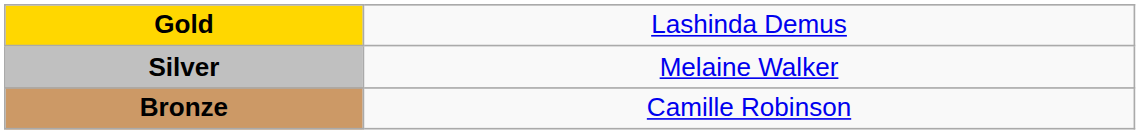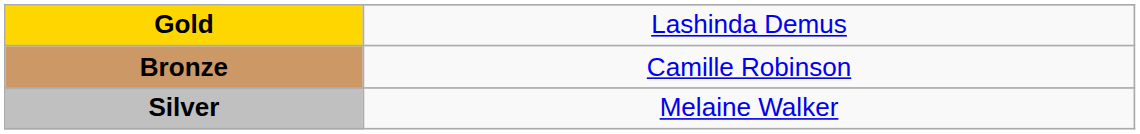rows swapped: (184, 66) <-> (184, 107)
